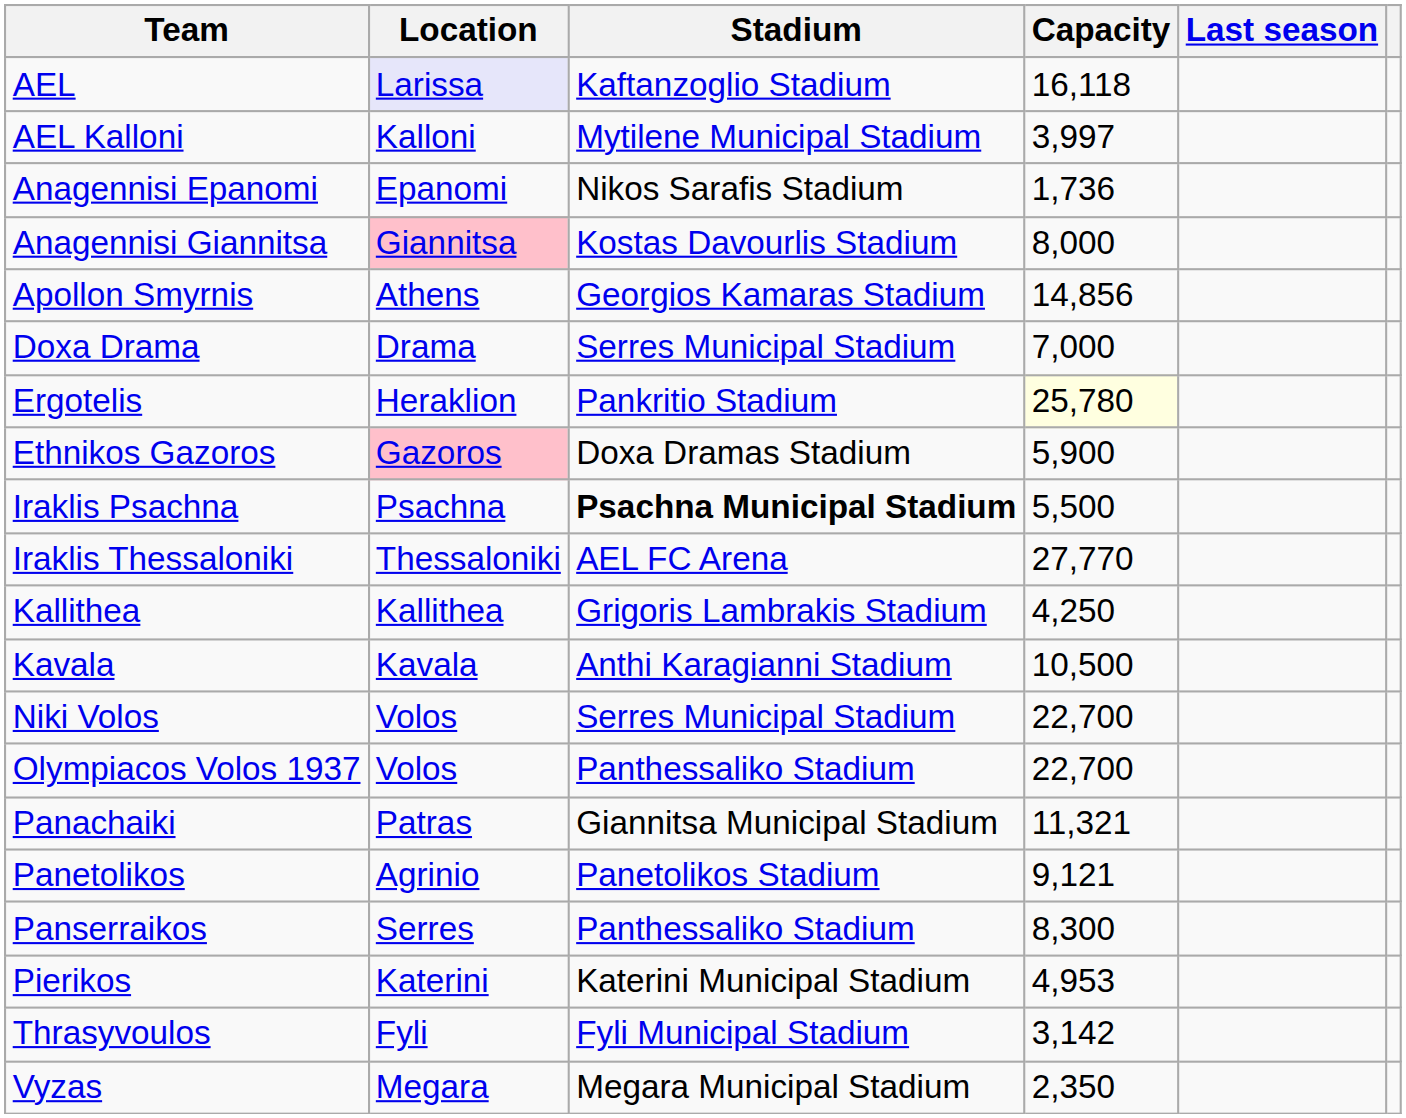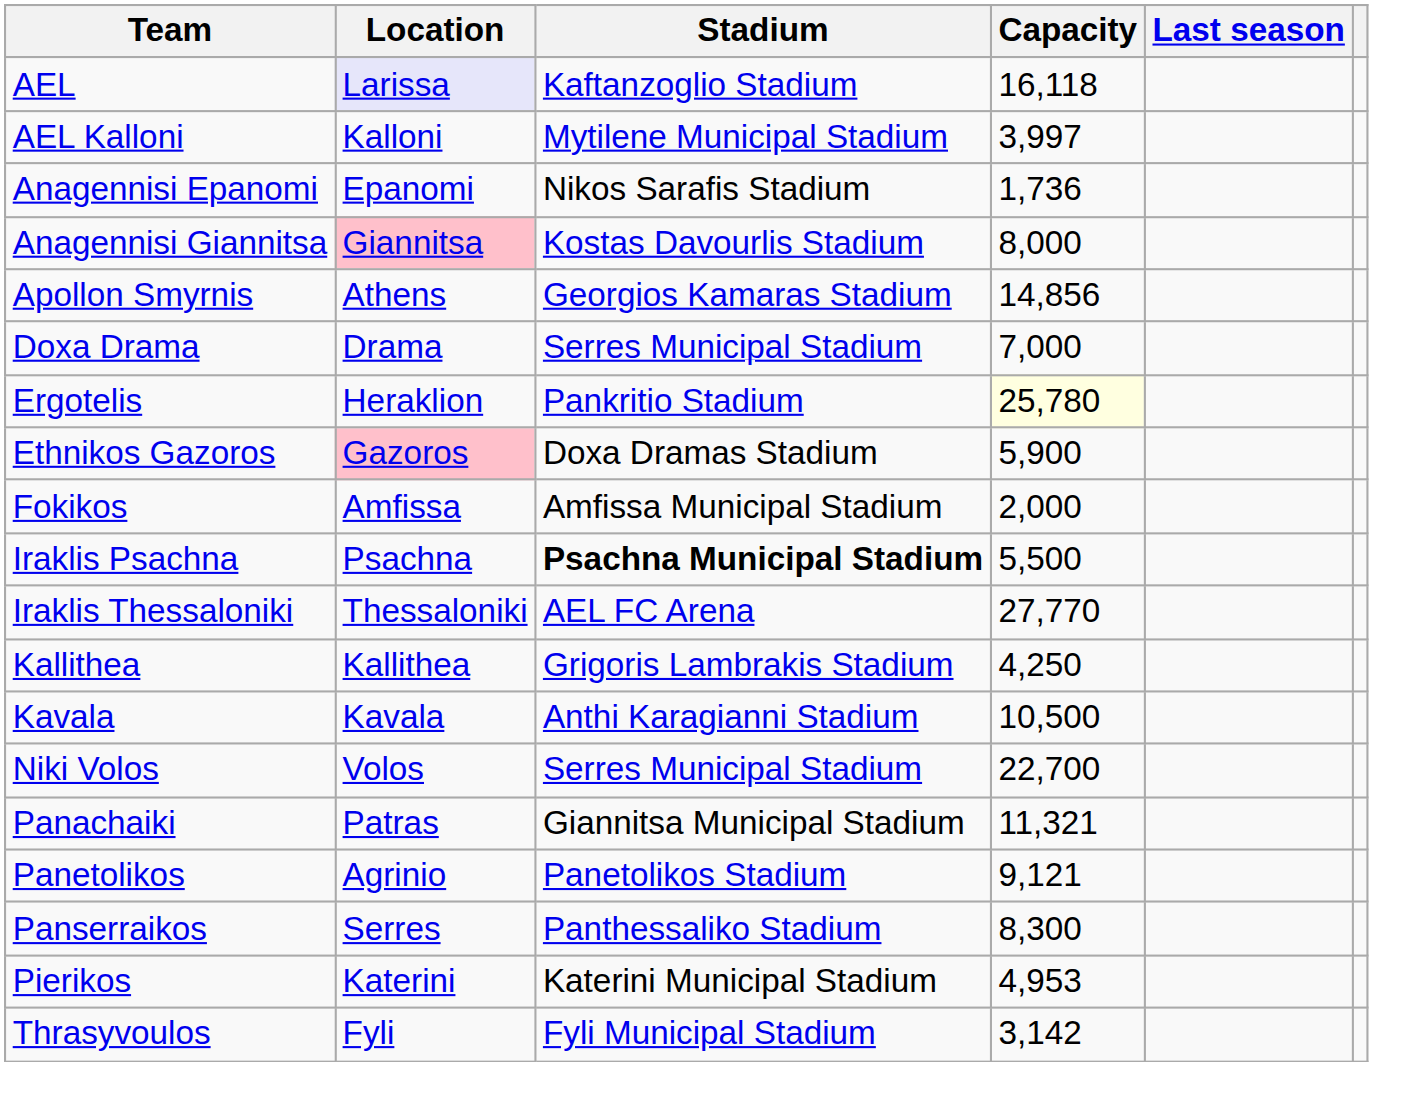+ row: (70, 505)
- row: (187, 769)
- row: (57, 1086)
